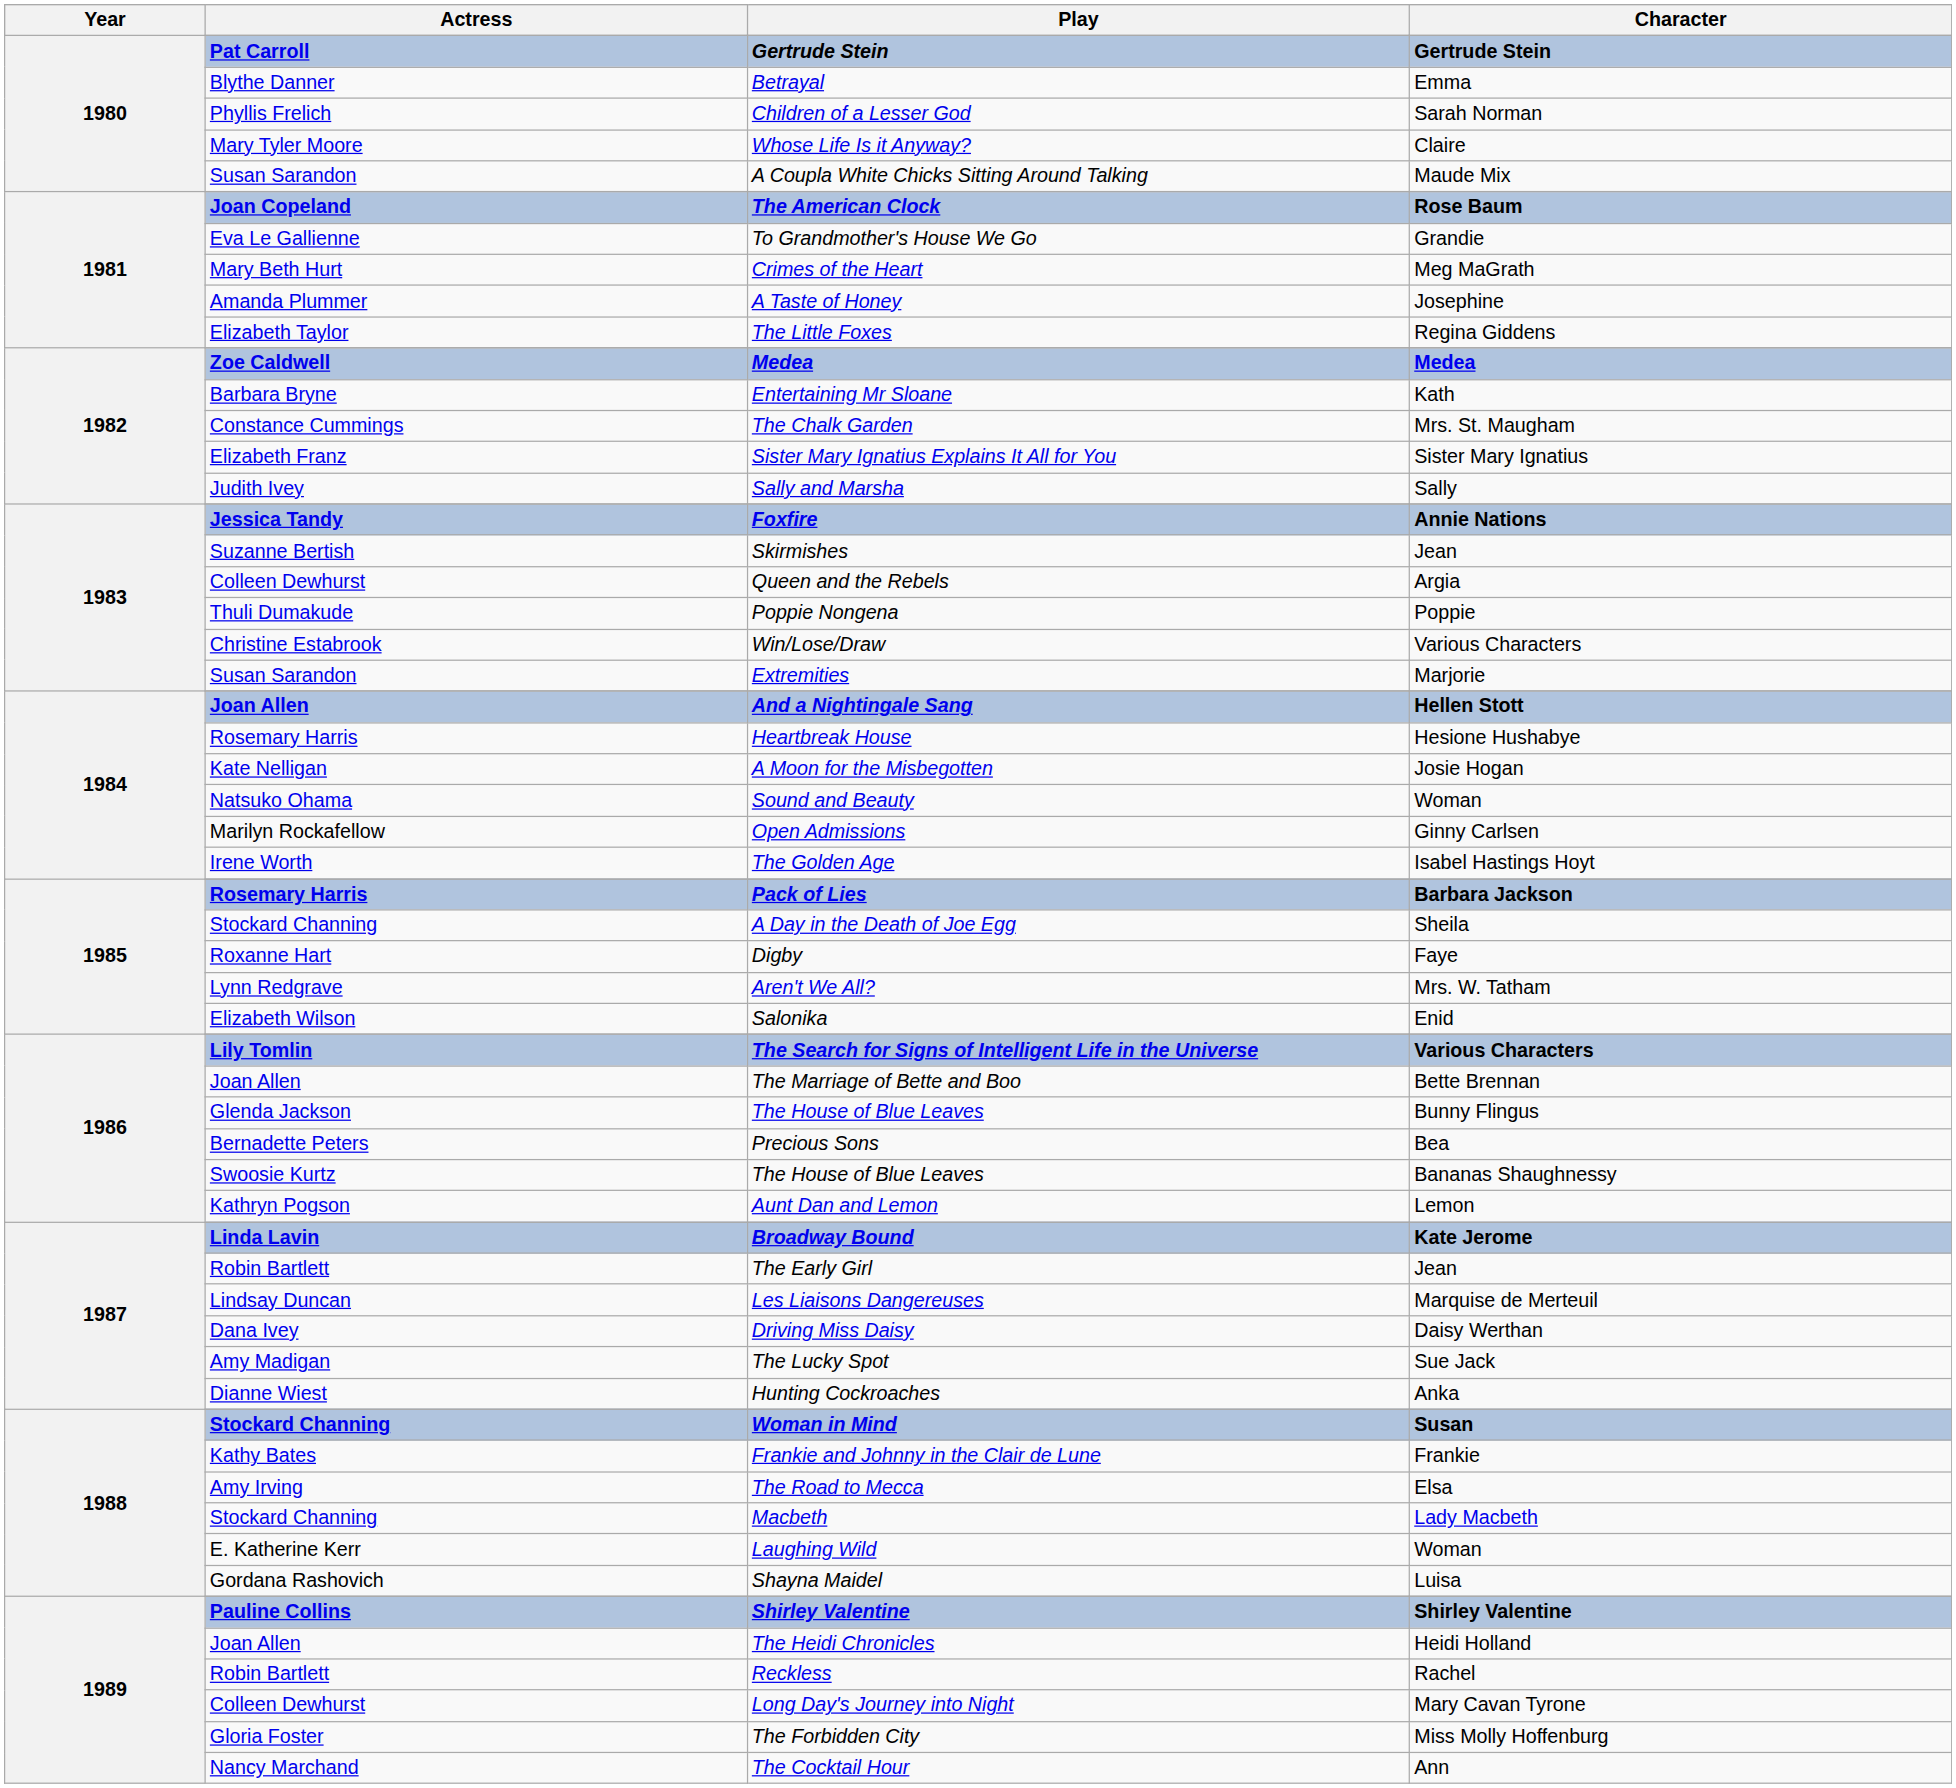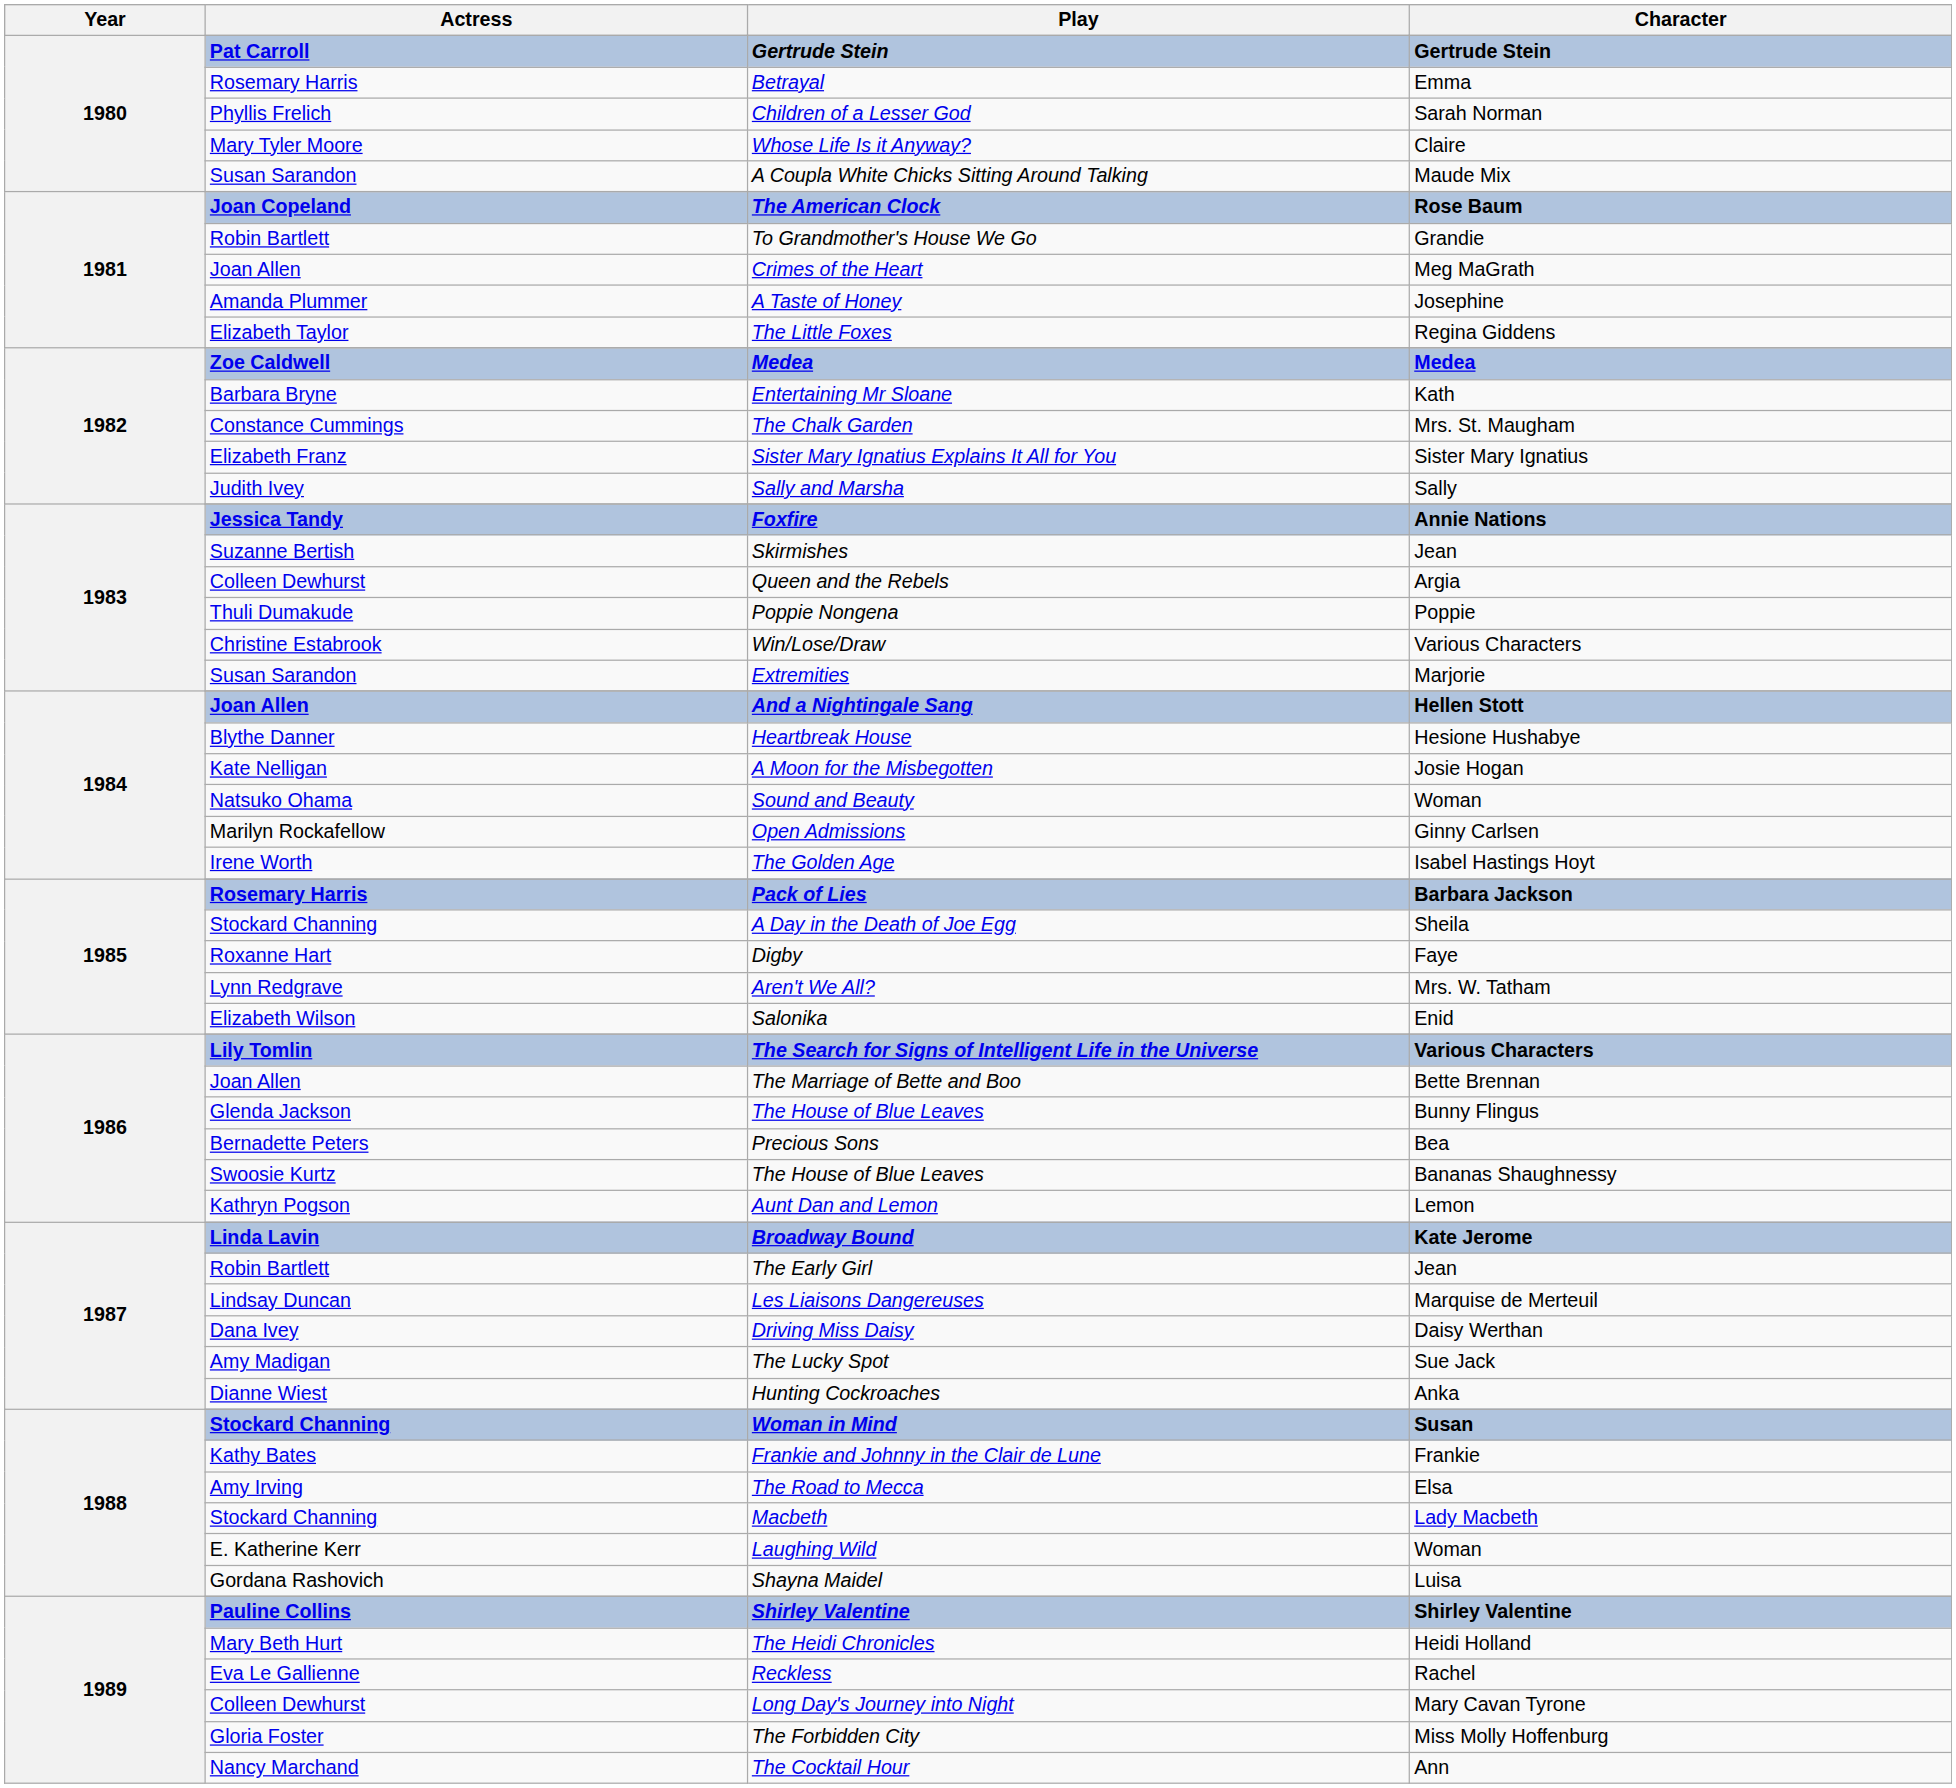(272, 82) Blythe Danner -> (284, 82) Rosemary Harris
(285, 238) Eva Le Gallienne -> (269, 238) Robin Bartlett
(276, 269) Mary Beth Hurt -> (255, 269) Joan Allen
(284, 737) Rosemary Harris -> (272, 737) Blythe Danner
(255, 1643) Joan Allen -> (276, 1643) Mary Beth Hurt
(269, 1674) Robin Bartlett -> (285, 1674) Eva Le Gallienne
